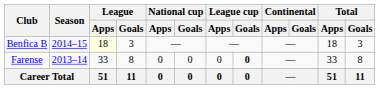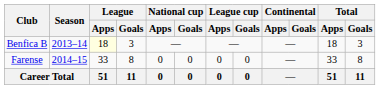(70, 44) 2014–15 -> (70, 44) 2013–14
(70, 60) 2013–14 -> (70, 60) 2014–15
(247, 60) bold -> (247, 60) normal
